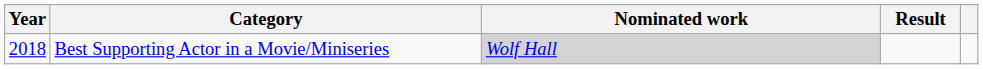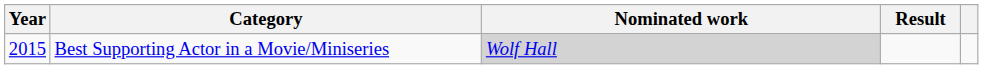(27, 48) 2018 -> (27, 48) 2015
